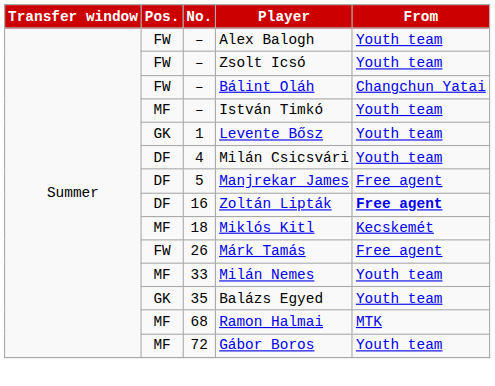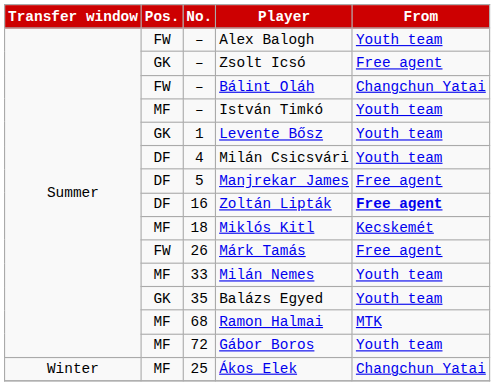(162, 63) FW -> (162, 63) GK
(399, 63) Youth team -> (399, 63) Free agent
+ row: (258, 369)
